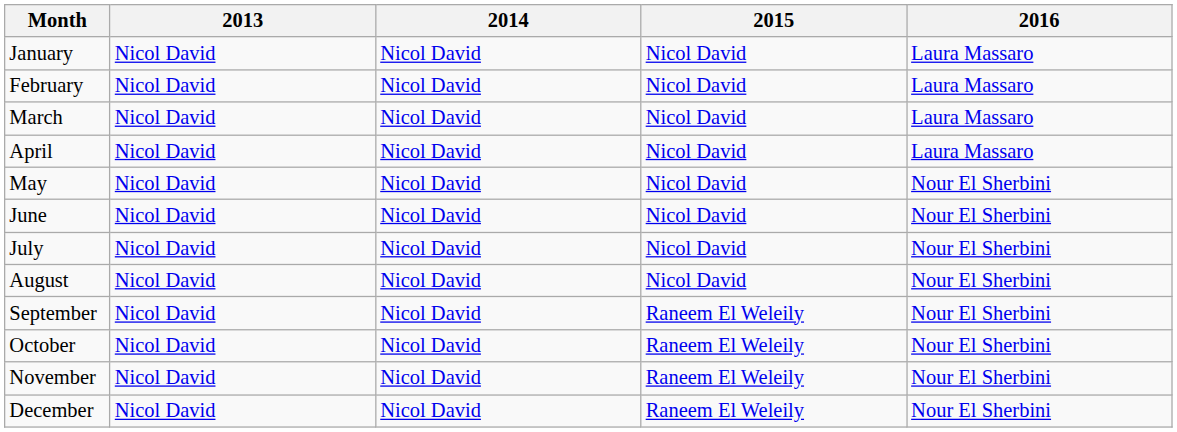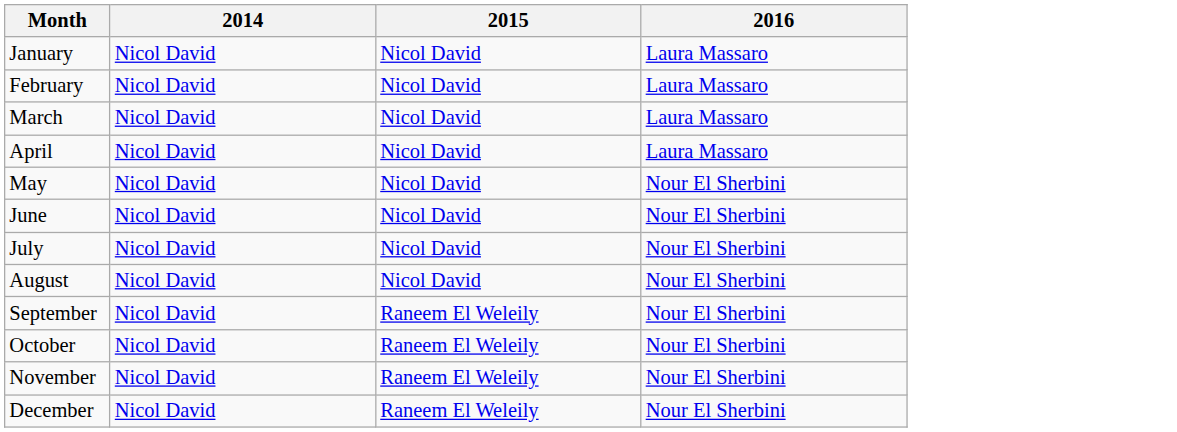- column: (243, 20)
